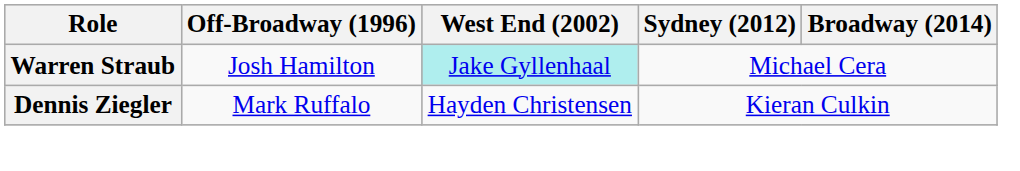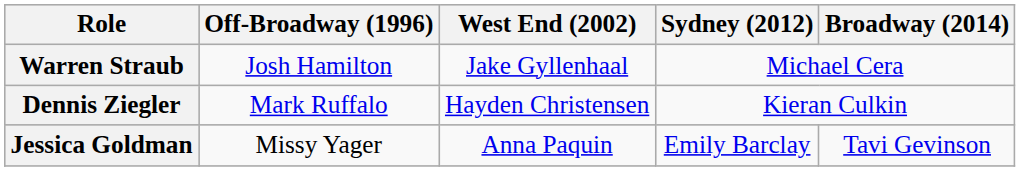(530, 64) paleturquoise background -> (547, 64) no background
+ row: (102, 144)
